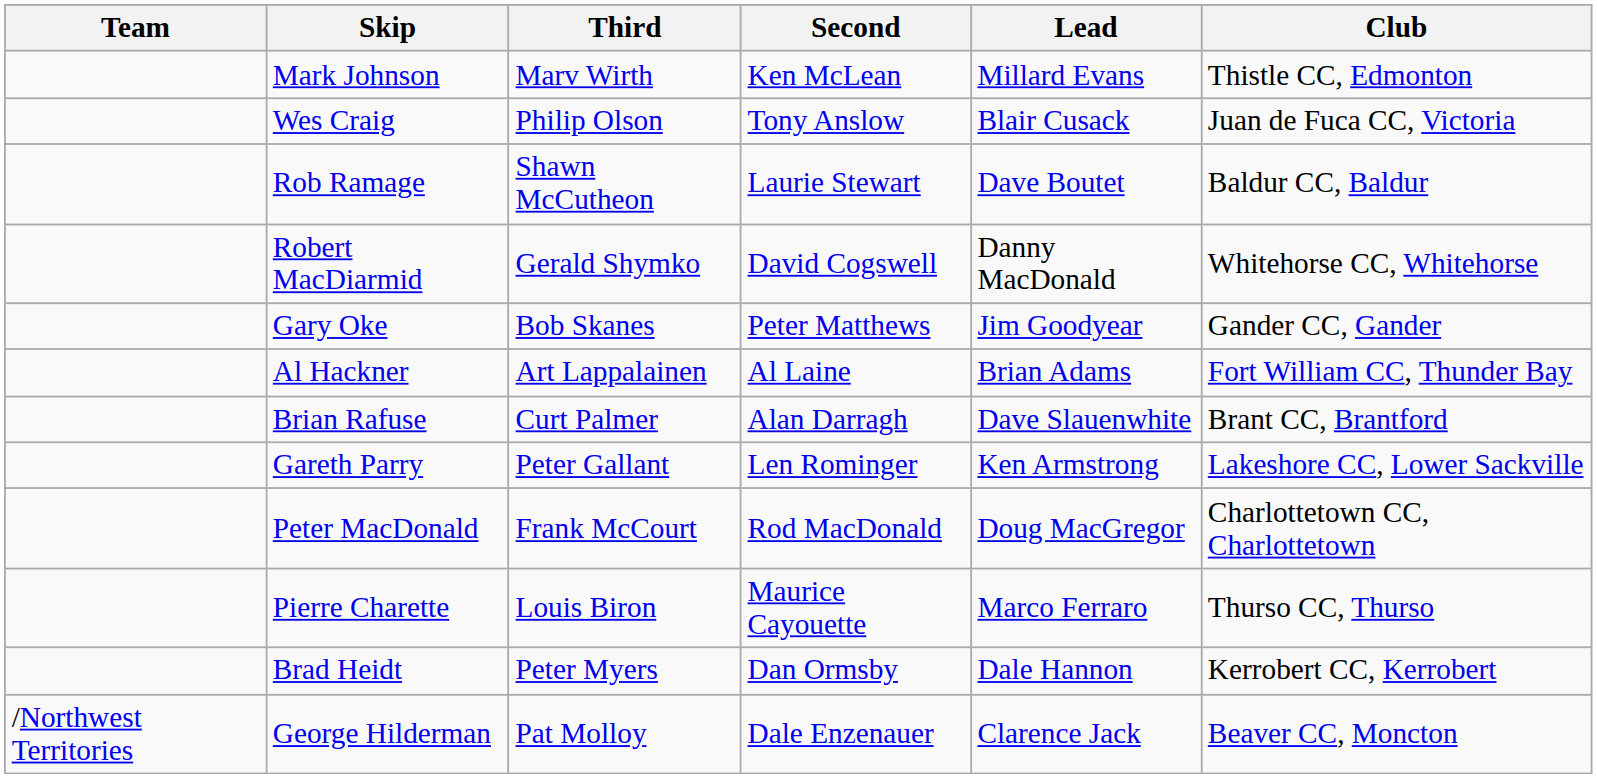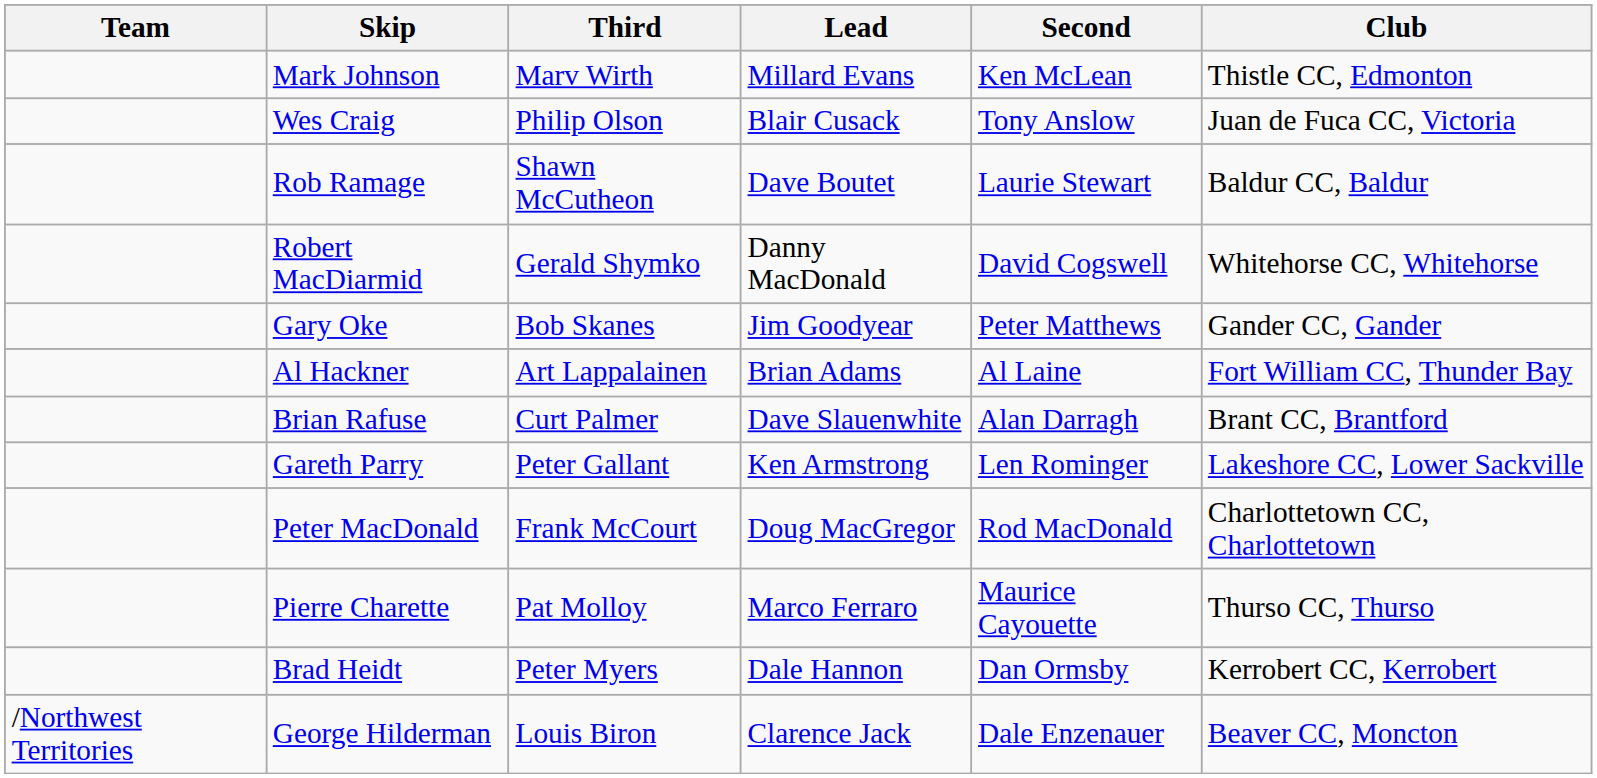columns swapped: (856, 27) <-> (1086, 27)
(586, 607) Louis Biron -> (581, 607) Pat Molloy
(581, 733) Pat Molloy -> (586, 733) Louis Biron
